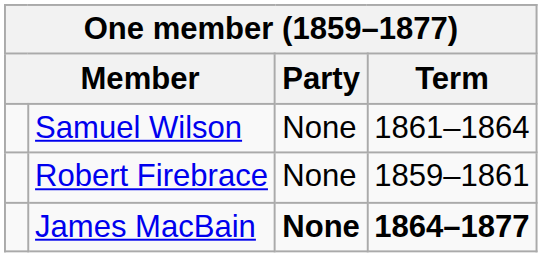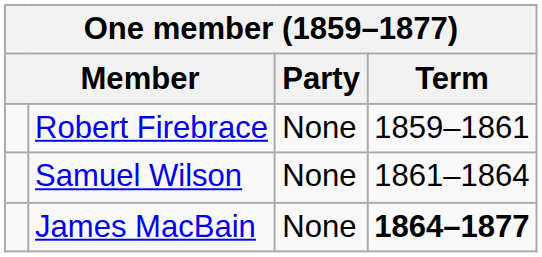rows swapped: (152, 176) <-> (139, 127)
(321, 226) bold -> (319, 226) normal
